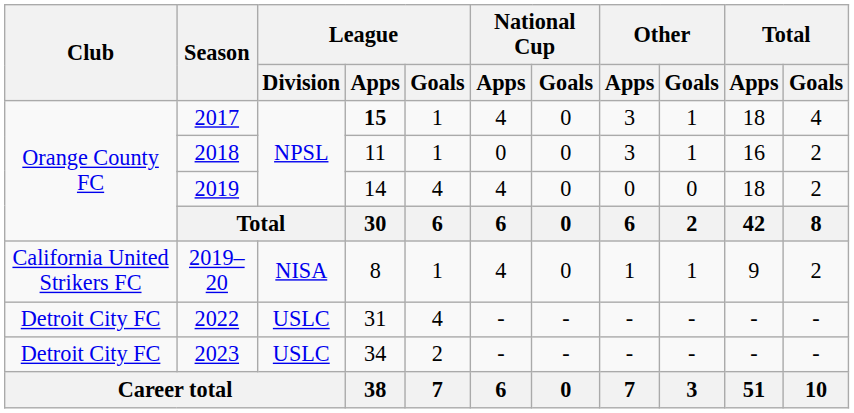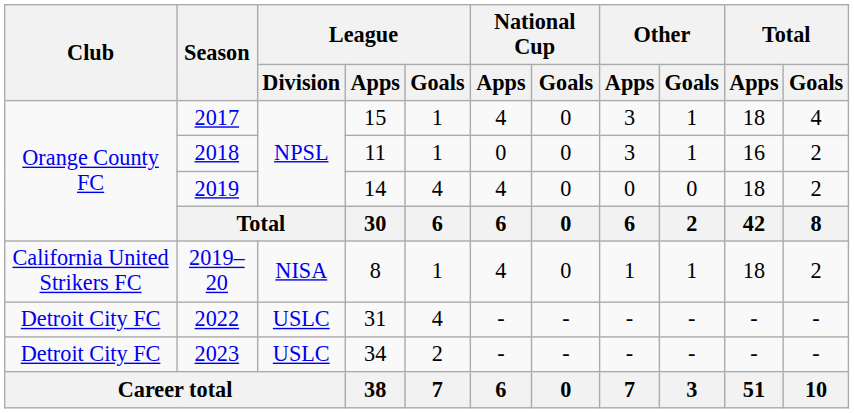(375, 117) bold -> (375, 117) normal
(754, 271) 9 -> (754, 271) 18
